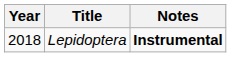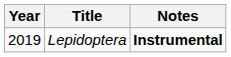(24, 39) 2018 -> (24, 39) 2019
